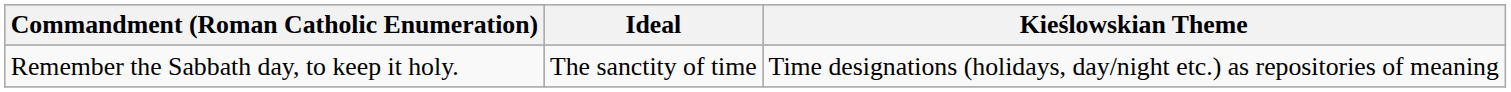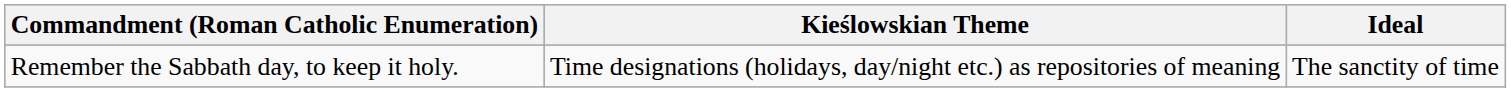columns swapped: (653, 24) <-> (1134, 24)
